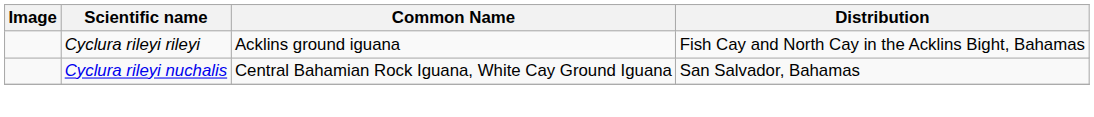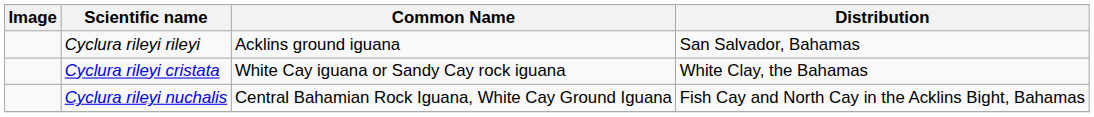(882, 44) Fish Cay and North Cay in the Acklins Bight, Bahamas -> (770, 44) San Salvador, Bahamas
+ row: (142, 71)
(770, 71) San Salvador, Bahamas -> (882, 97) Fish Cay and North Cay in the Acklins Bight, Bahamas
